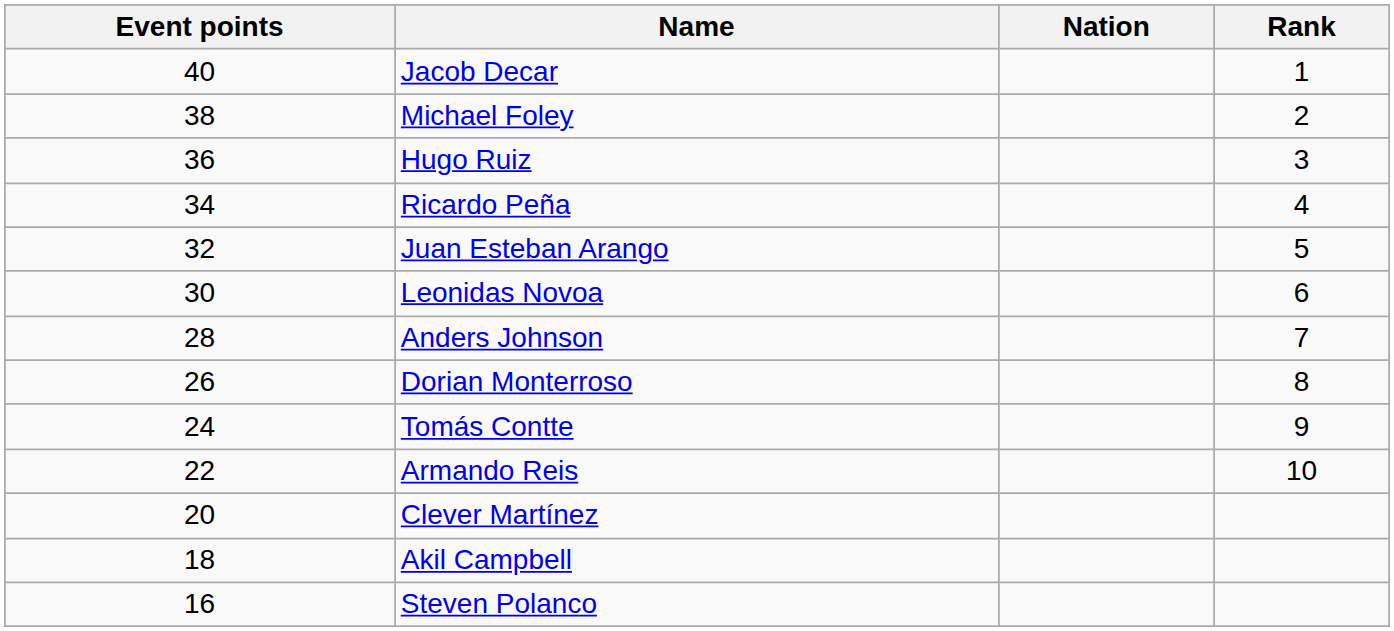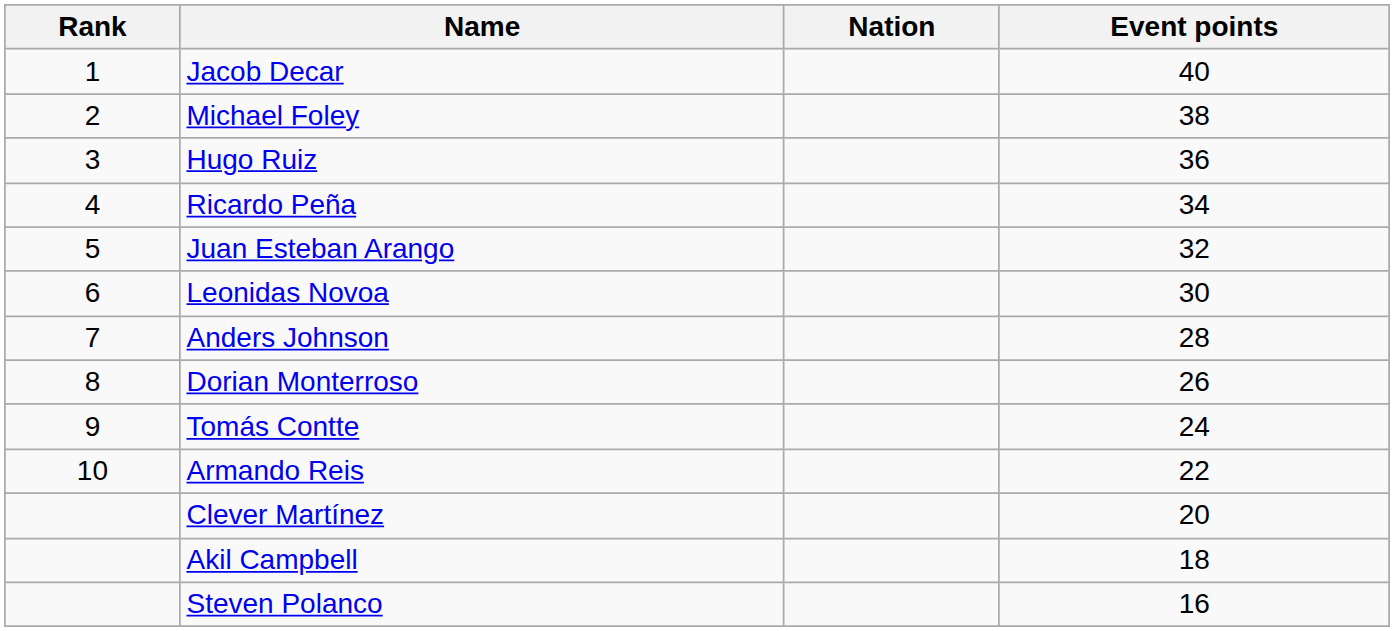columns swapped: (1301, 26) <-> (200, 26)
